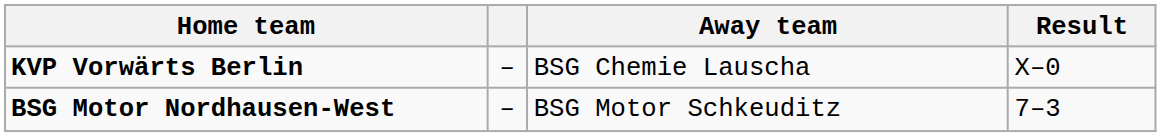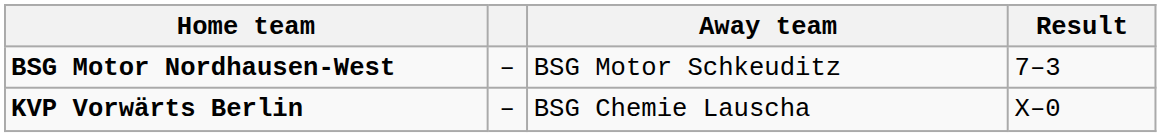rows swapped: (203, 109) <-> (157, 68)
